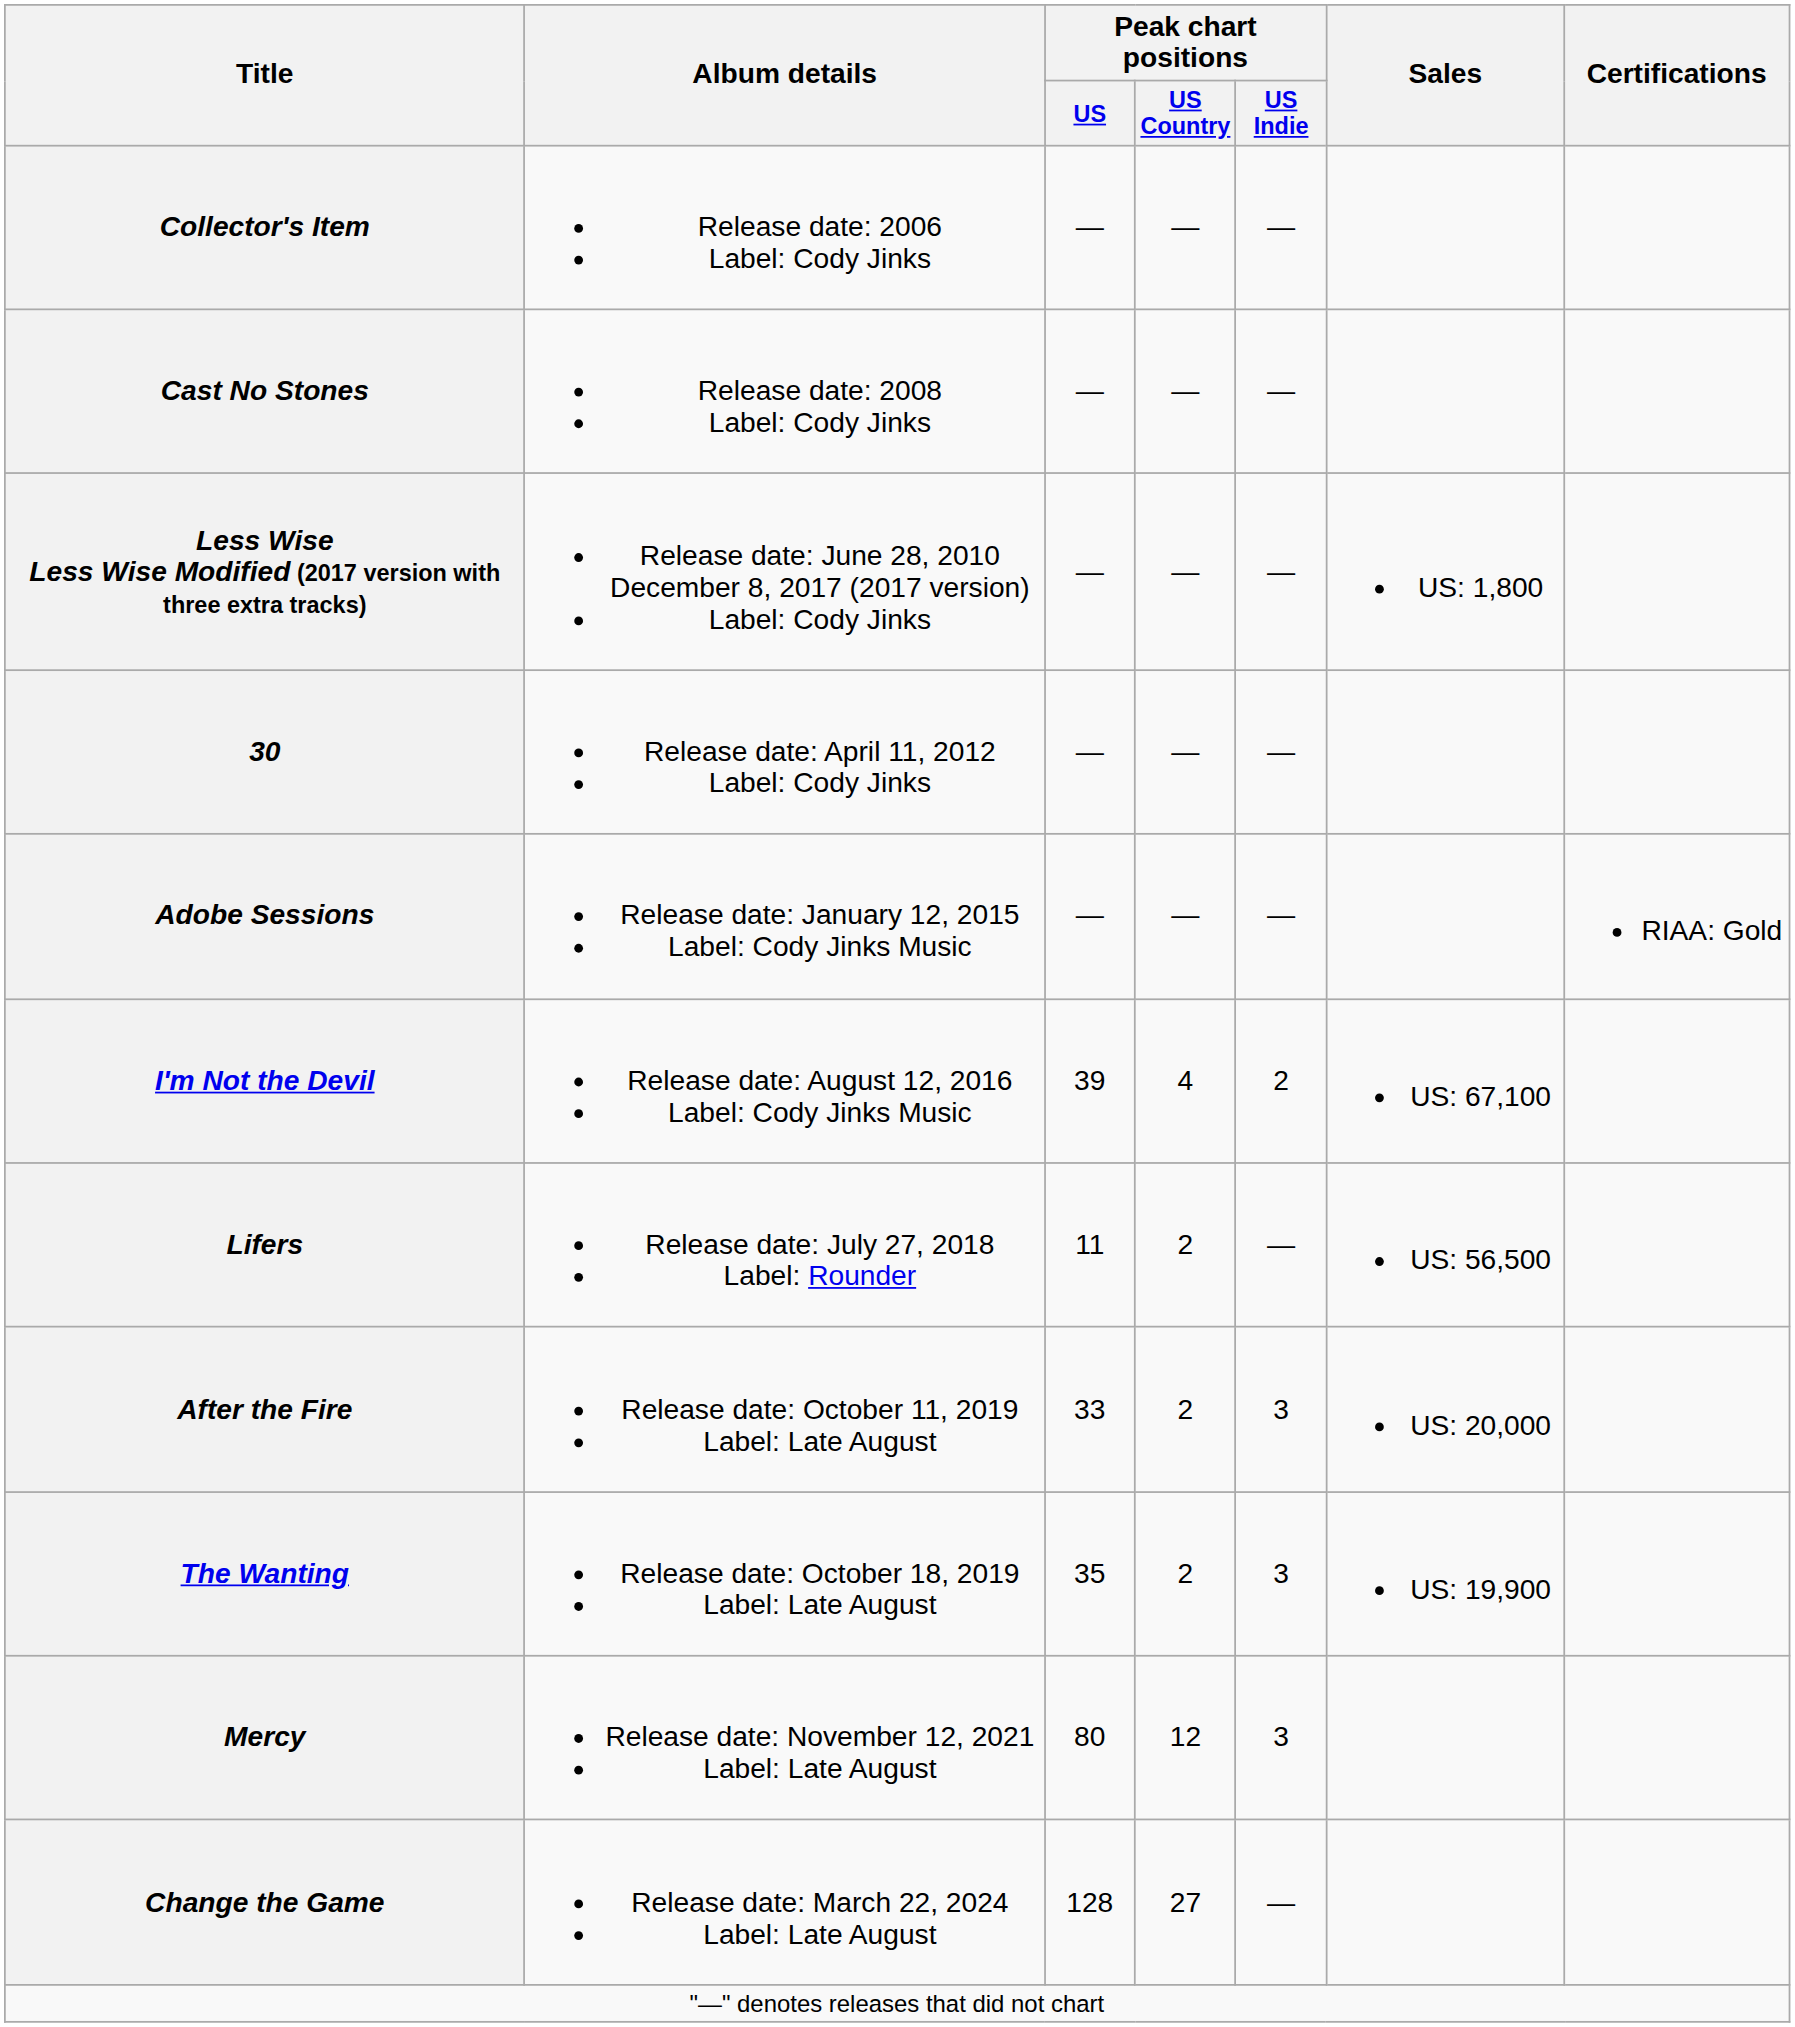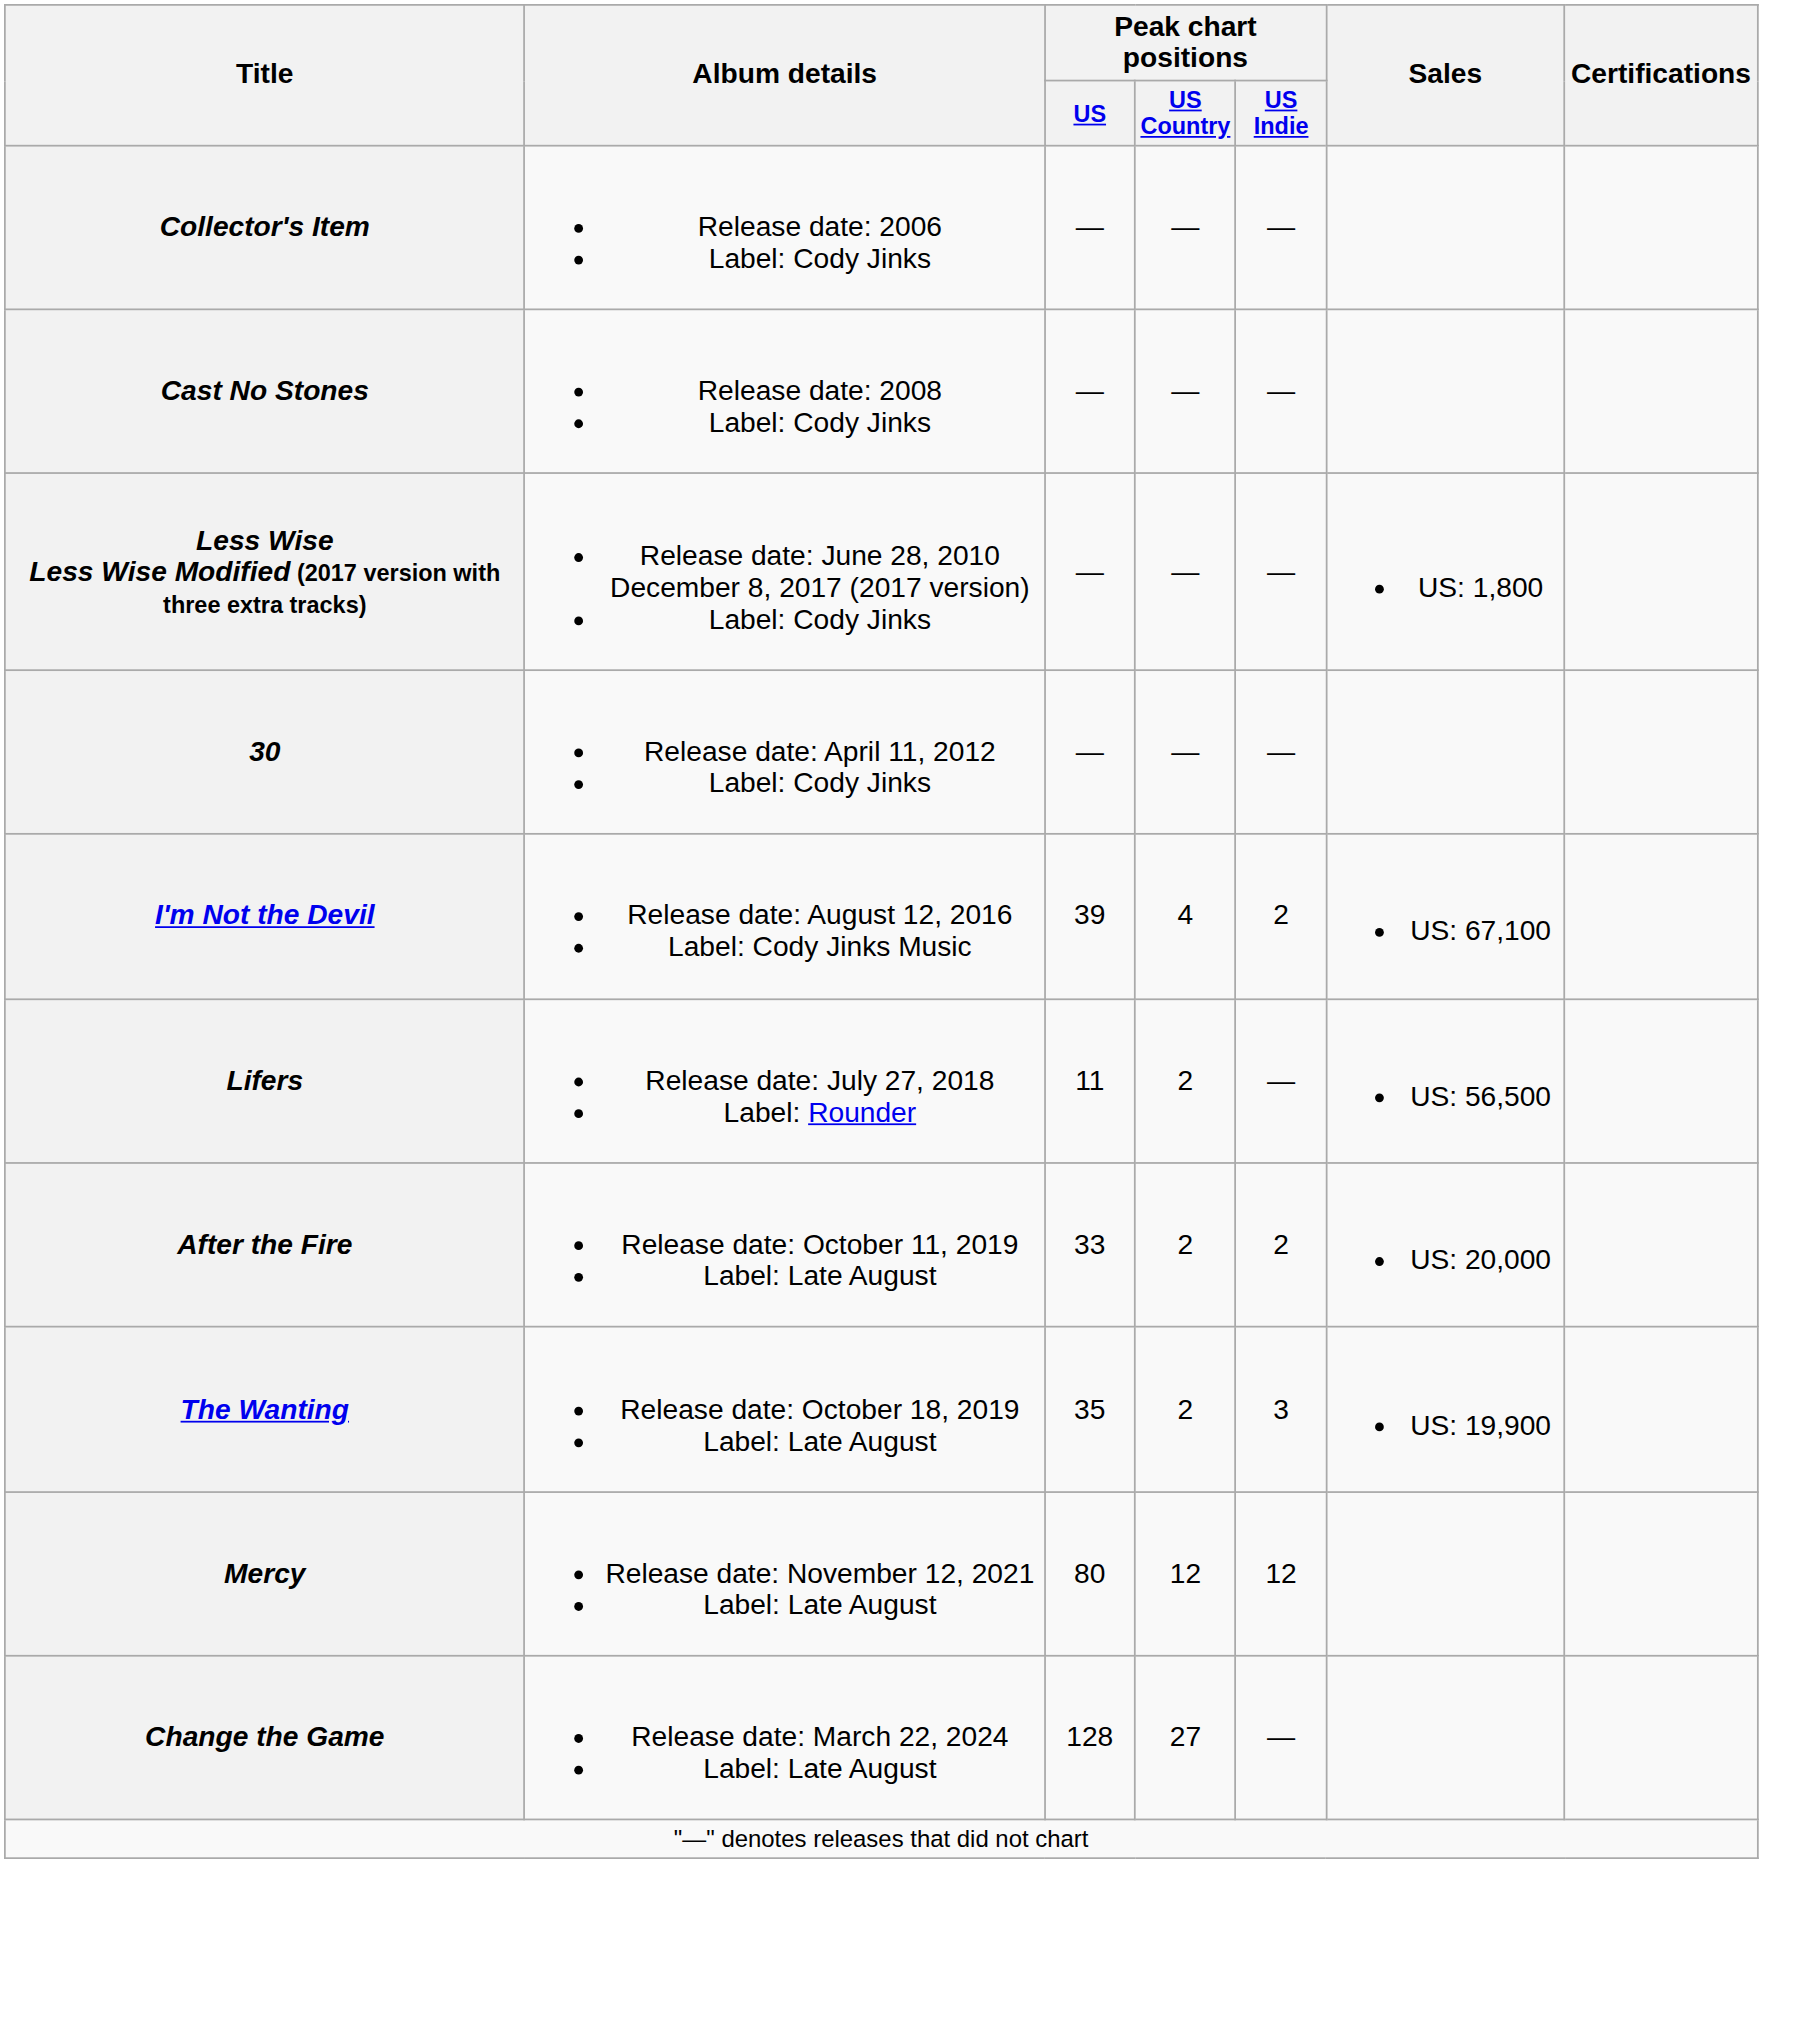- row: (265, 915)
(1281, 1408) 3 -> (1281, 1244) 2
(1281, 1737) 3 -> (1281, 1573) 12
